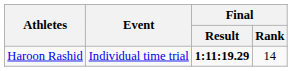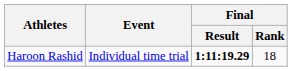(270, 56) 14 -> (270, 56) 18
